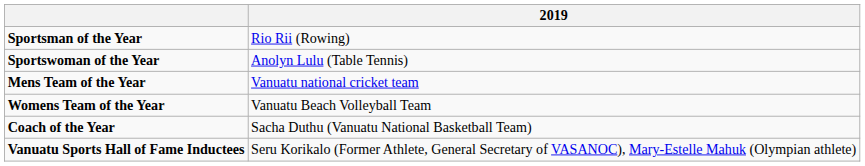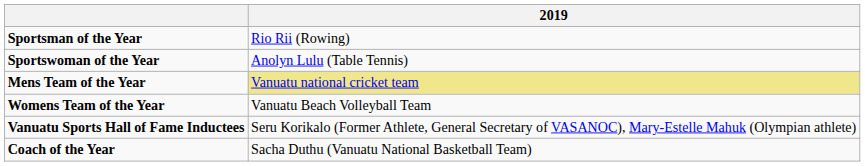(335, 82) no background -> (335, 82) khaki background
rows swapped: (61, 127) <-> (126, 149)
